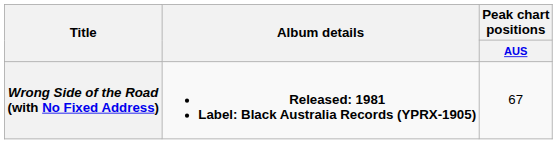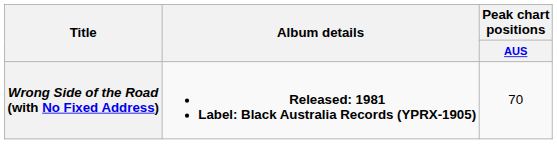(516, 100) 67 -> (516, 100) 70
